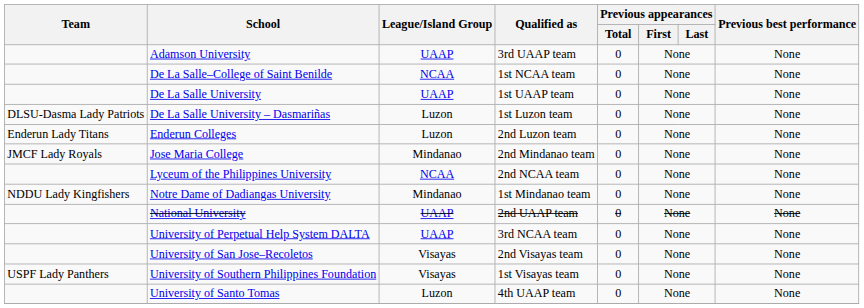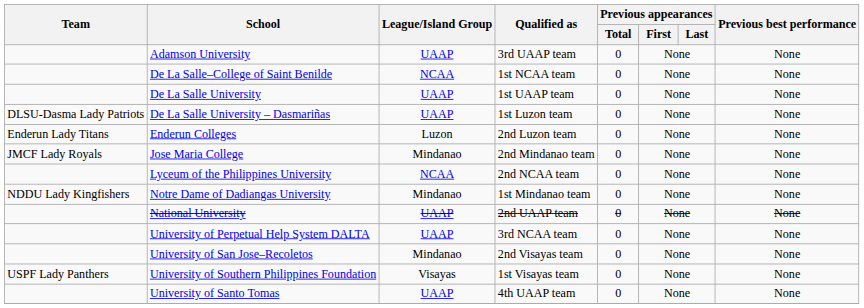(437, 114) Luzon -> (437, 114) UAAP
(437, 254) Visayas -> (437, 254) Mindanao
(437, 294) Luzon -> (437, 294) UAAP
